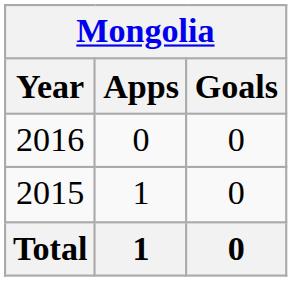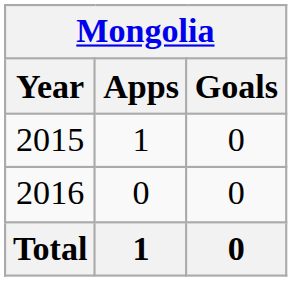rows swapped: (50, 193) <-> (50, 139)
